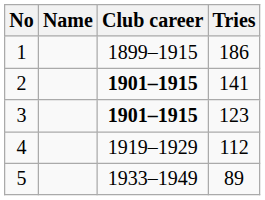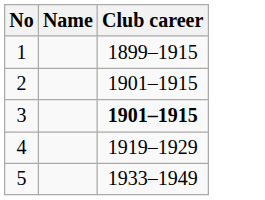- column: (234, 20)
(153, 83) bold -> (153, 83) normal
